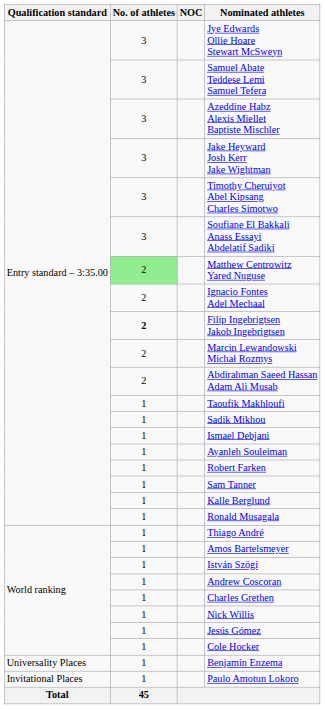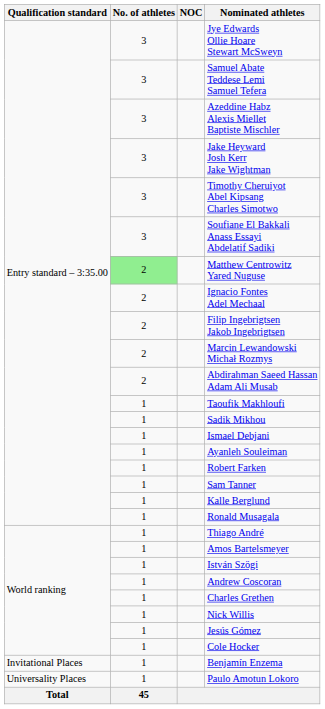(144, 325) bold -> (144, 325) normal
(46, 663) Universality Places -> (45, 663) Invitational Places
(45, 679) Invitational Places -> (46, 679) Universality Places
